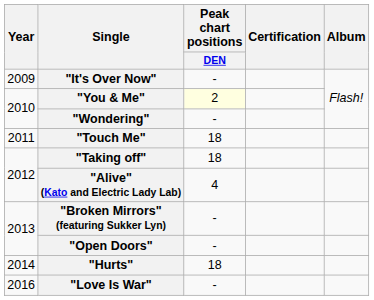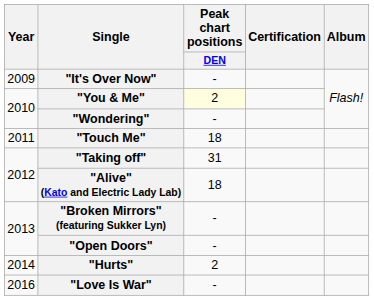(215, 158) 18 -> (215, 158) 31
(215, 184) 4 -> (215, 184) 18
(215, 265) 18 -> (215, 265) 2
